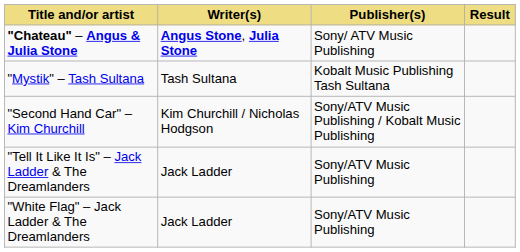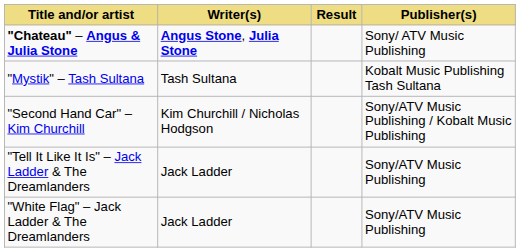columns swapped: (388, 14) <-> (490, 14)
